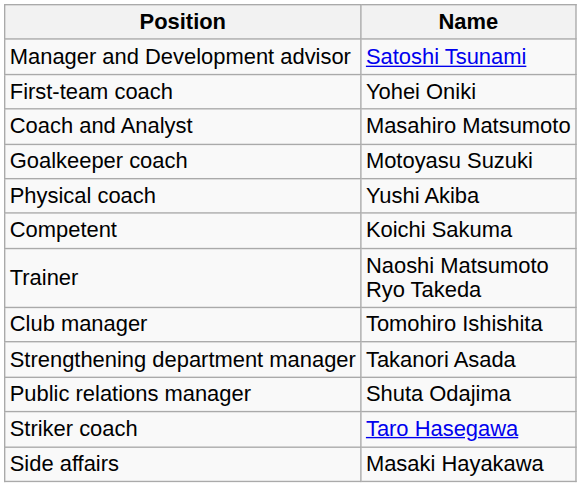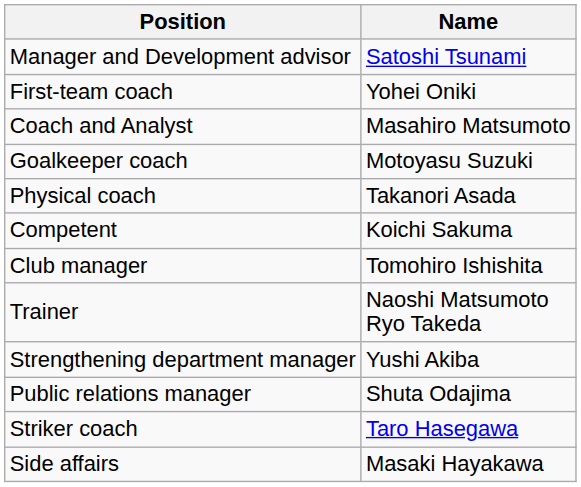(423, 195) Yushi Akiba -> (441, 195) Takanori Asada
rows swapped: (44, 277) <-> (79, 324)
(441, 359) Takanori Asada -> (423, 359) Yushi Akiba
